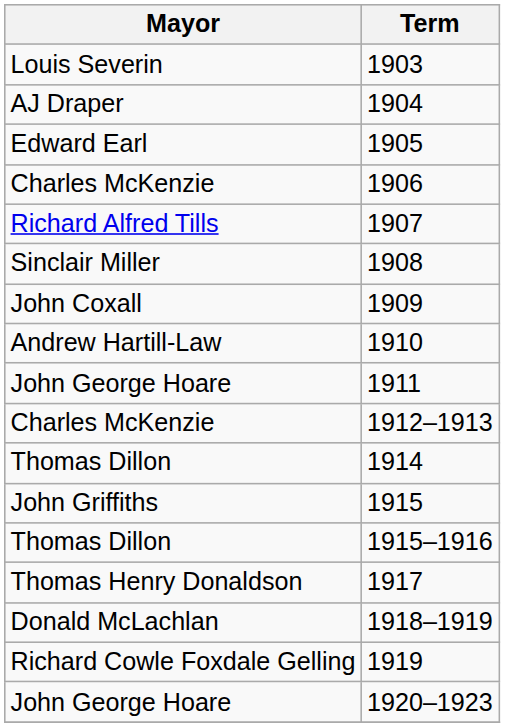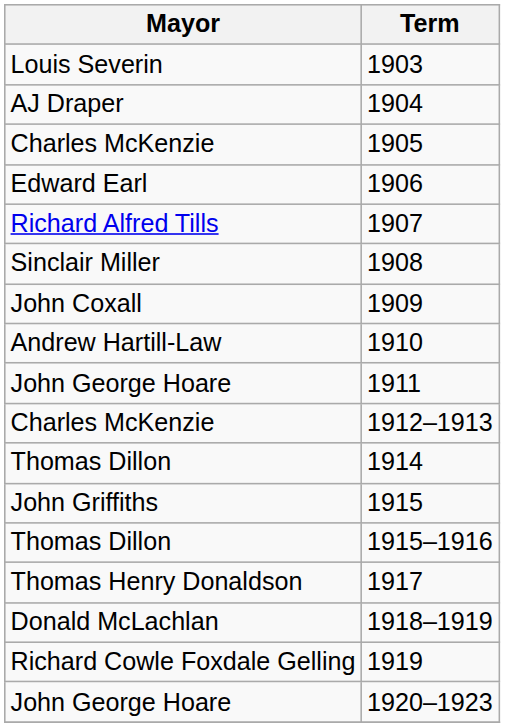(79, 143) Edward Earl -> (112, 143) Charles McKenzie
(112, 183) Charles McKenzie -> (79, 183) Edward Earl
